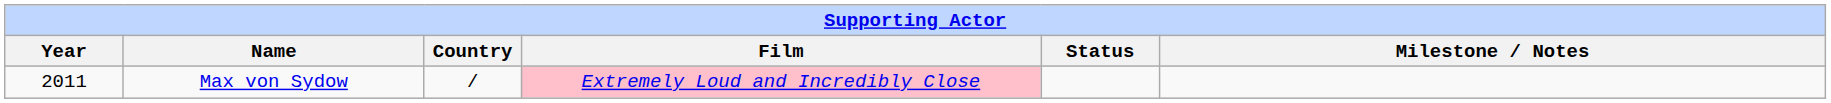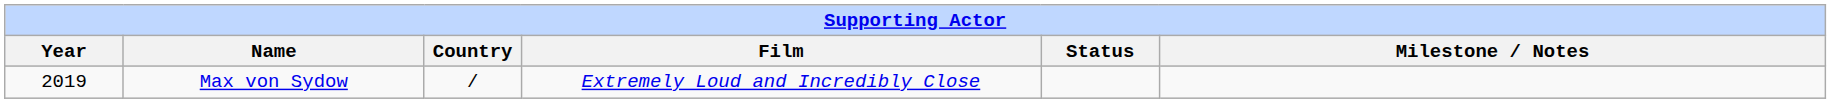(64, 82) 2011 -> (64, 82) 2019
(781, 82) pink background -> (781, 82) no background
